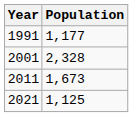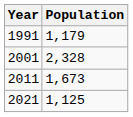(65, 37) 1,177 -> (65, 37) 1,179
